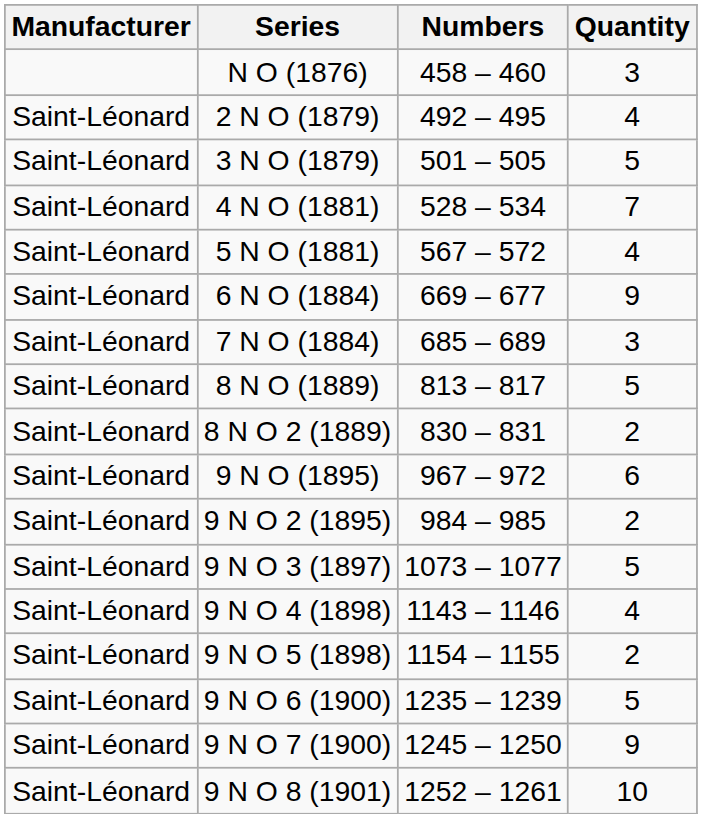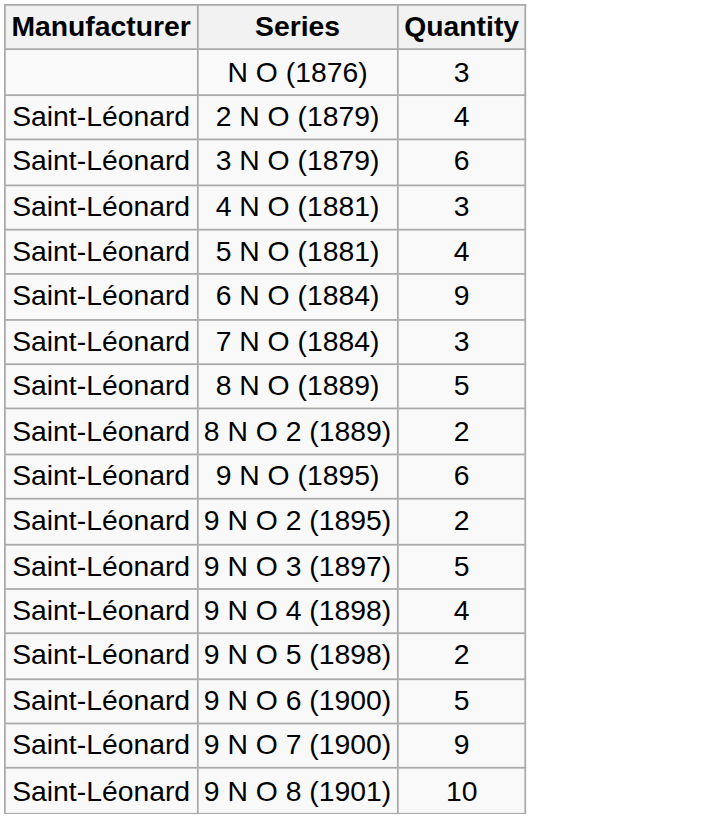- column: (483, 26)
(632, 161) 5 -> (462, 161) 6
(632, 206) 7 -> (462, 206) 3
